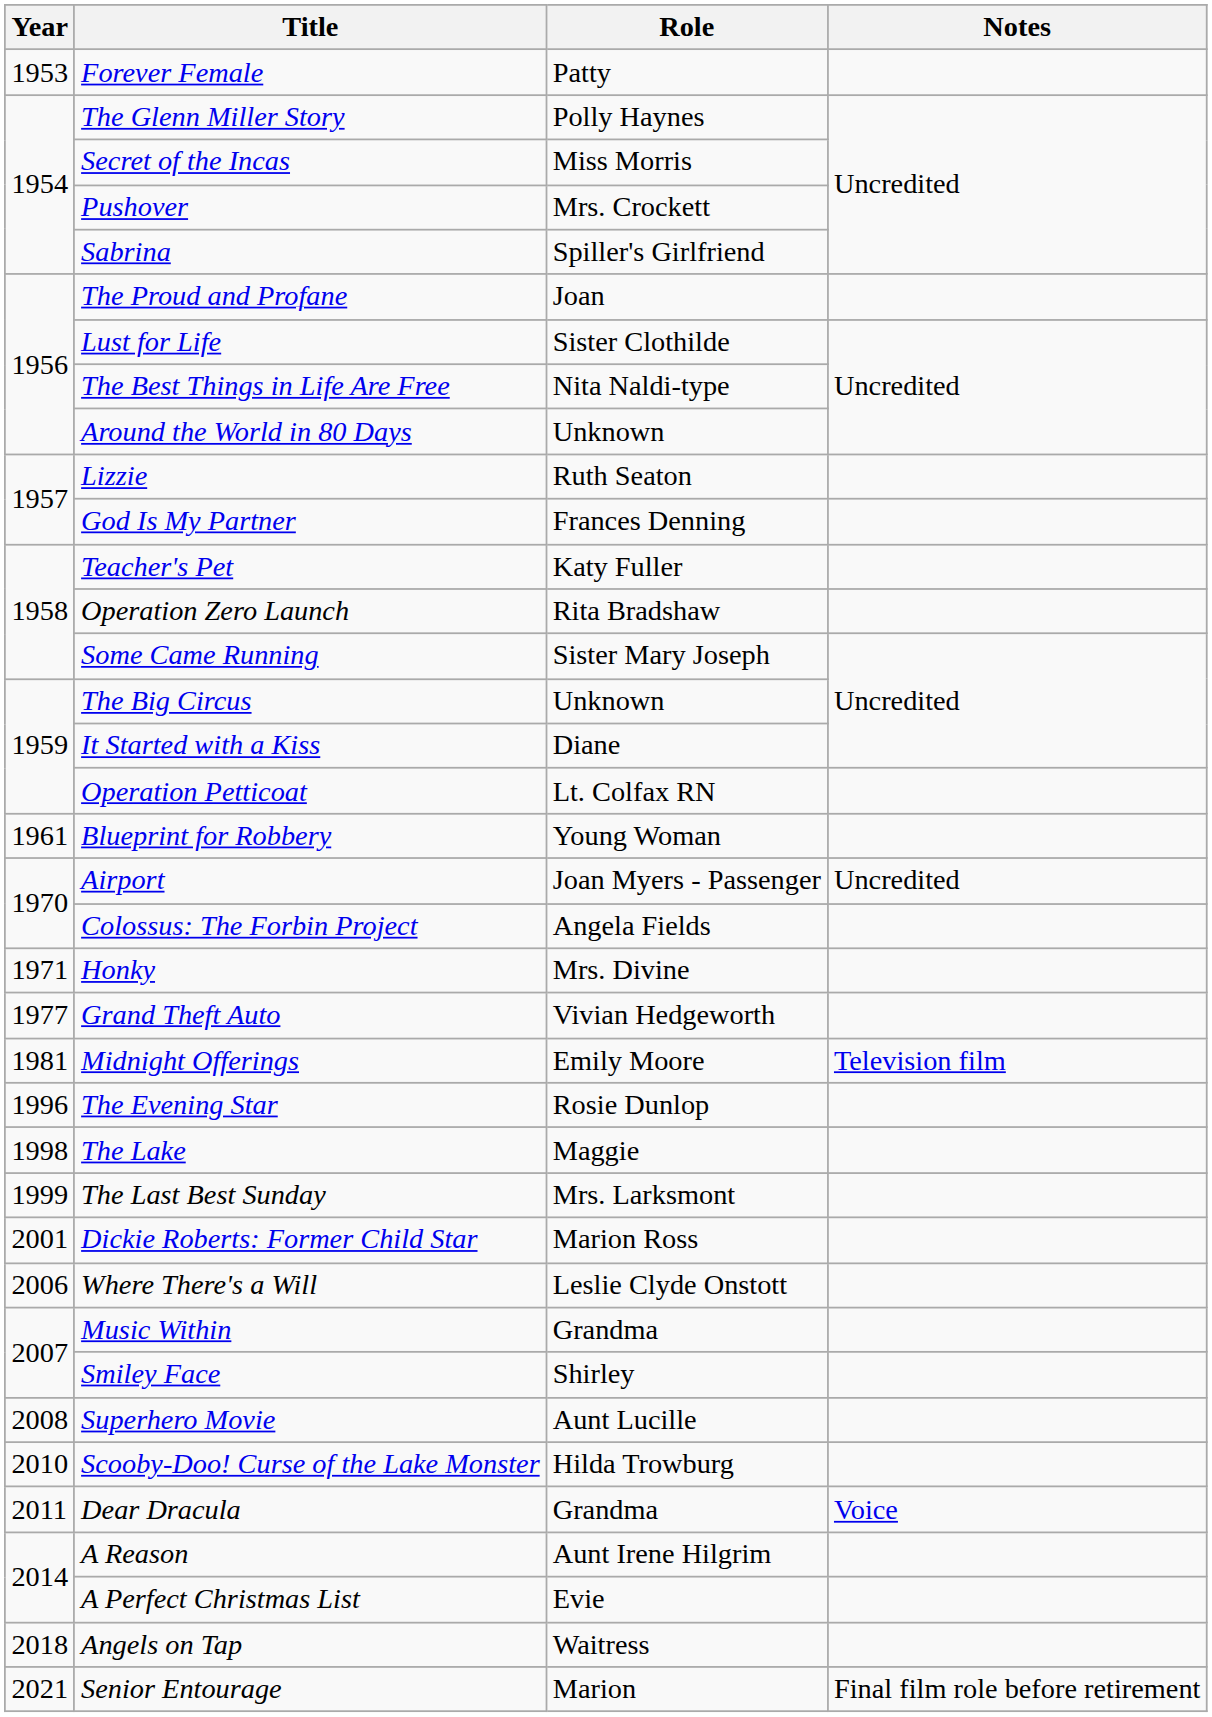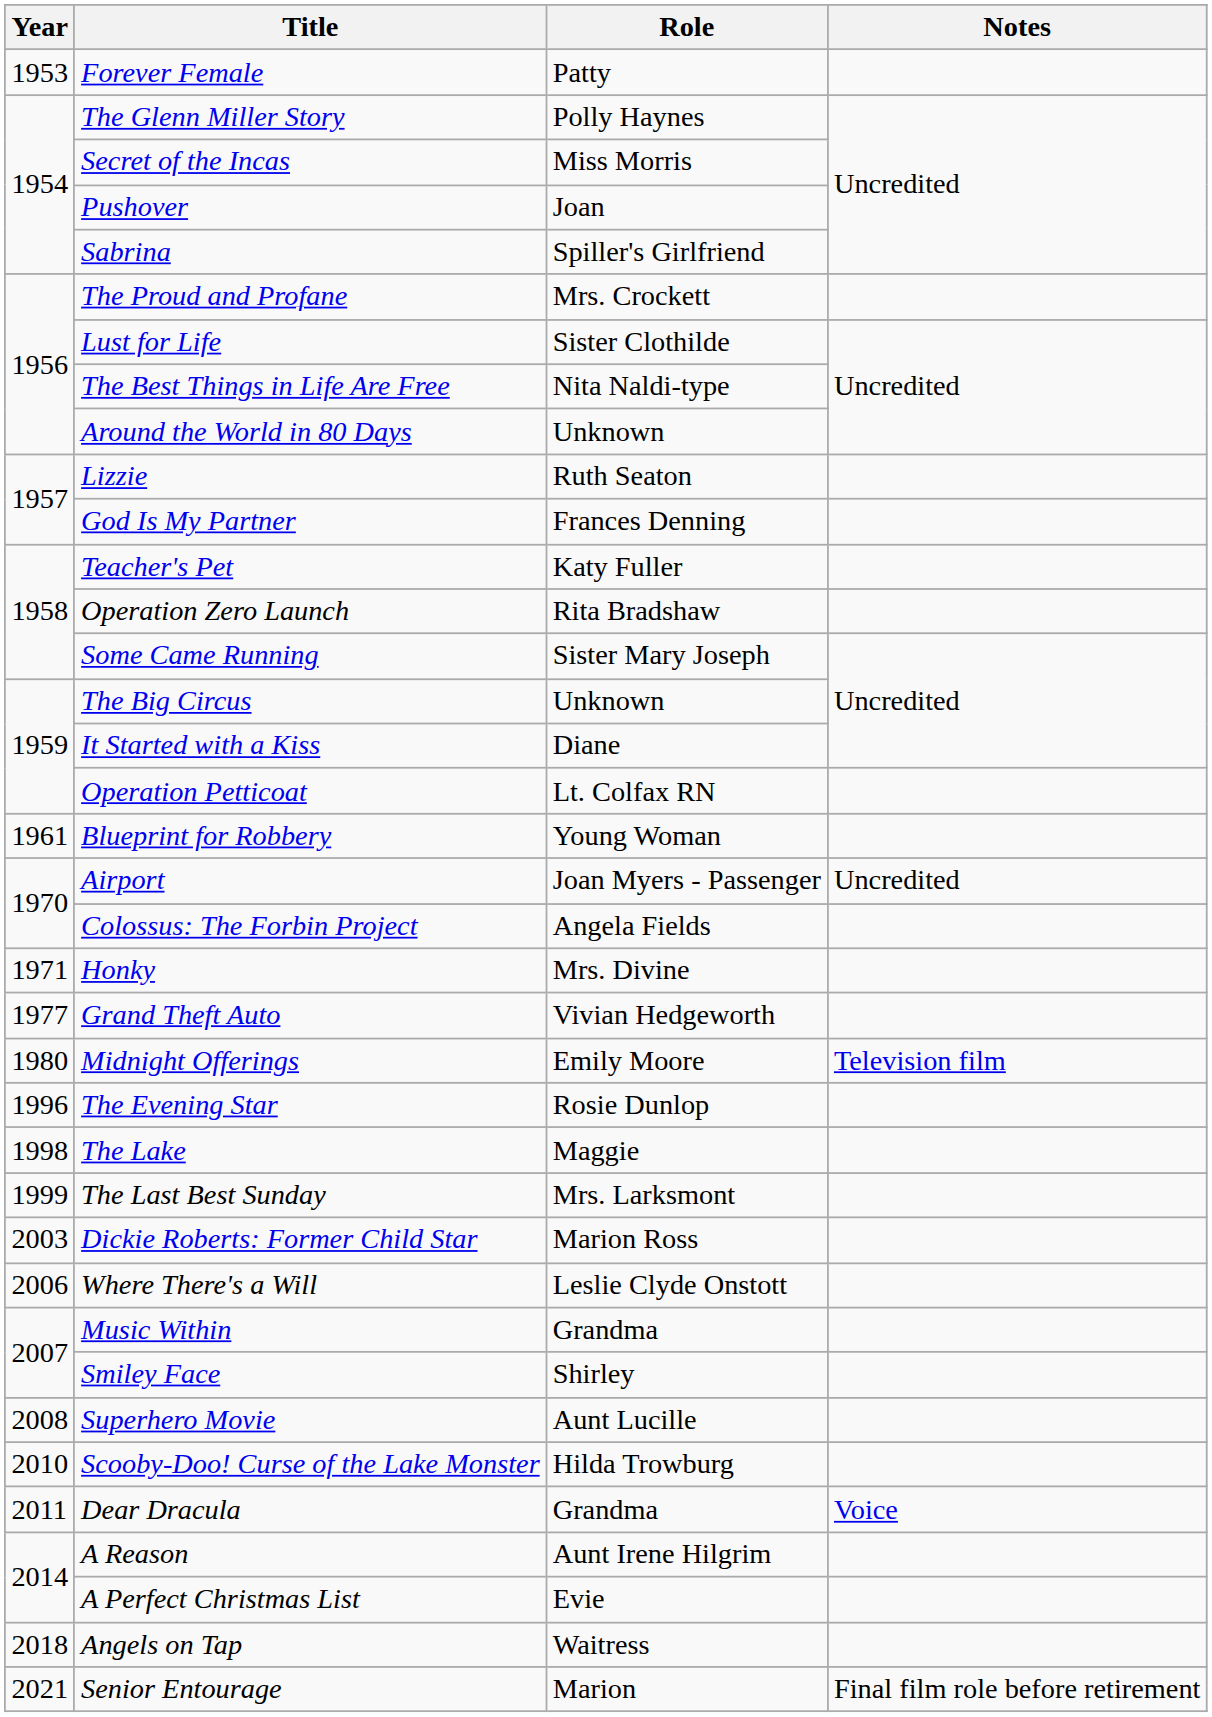(631, 206) Mrs. Crockett -> (579, 206) Joan
(579, 296) Joan -> (631, 296) Mrs. Crockett
(40, 1059) 1981 -> (40, 1059) 1980
(40, 1239) 2001 -> (40, 1239) 2003
